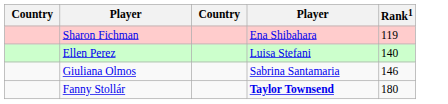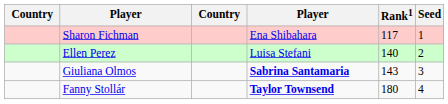+ column: (430, 15)
(389, 35) 119 -> (389, 35) 117
(295, 71) normal -> (300, 71) bold
(390, 71) 146 -> (390, 71) 143
